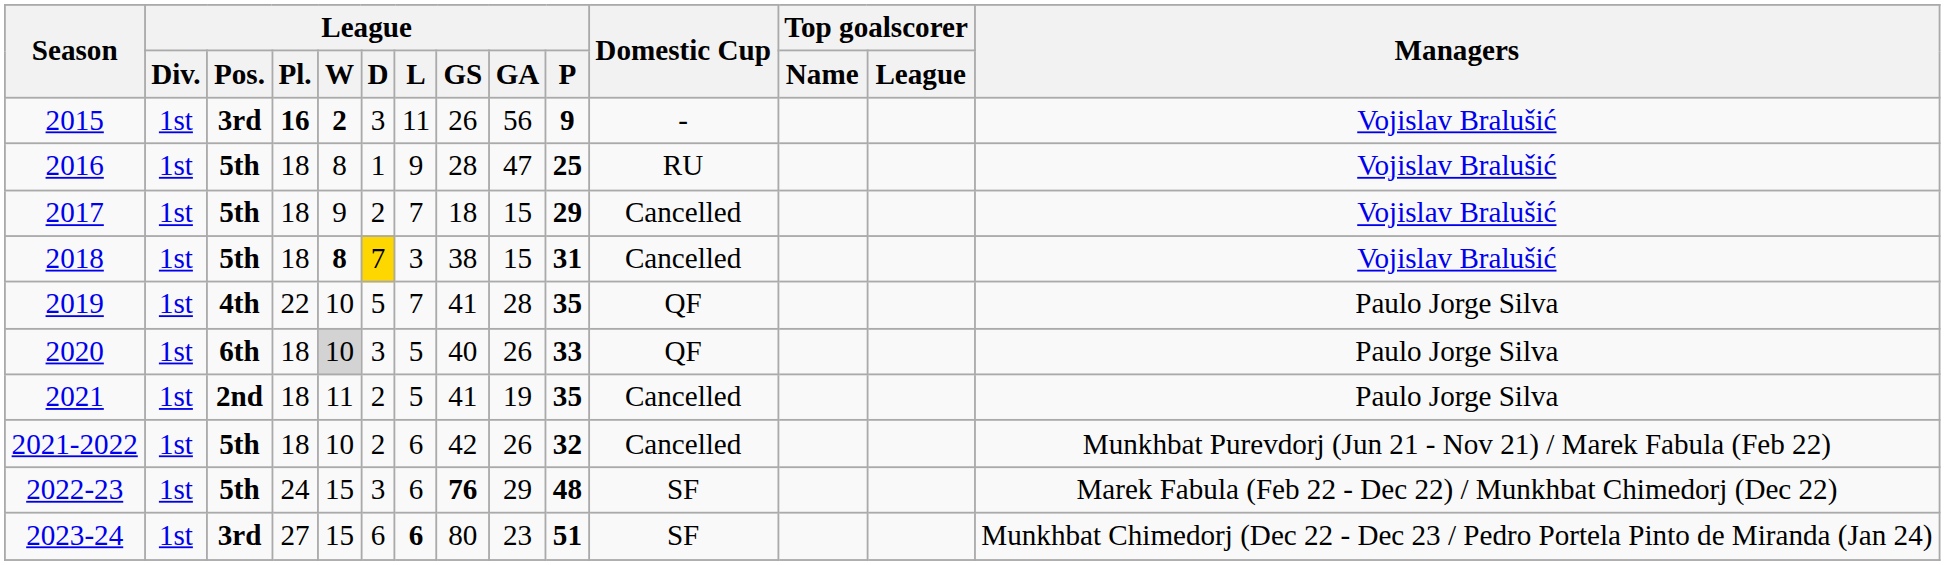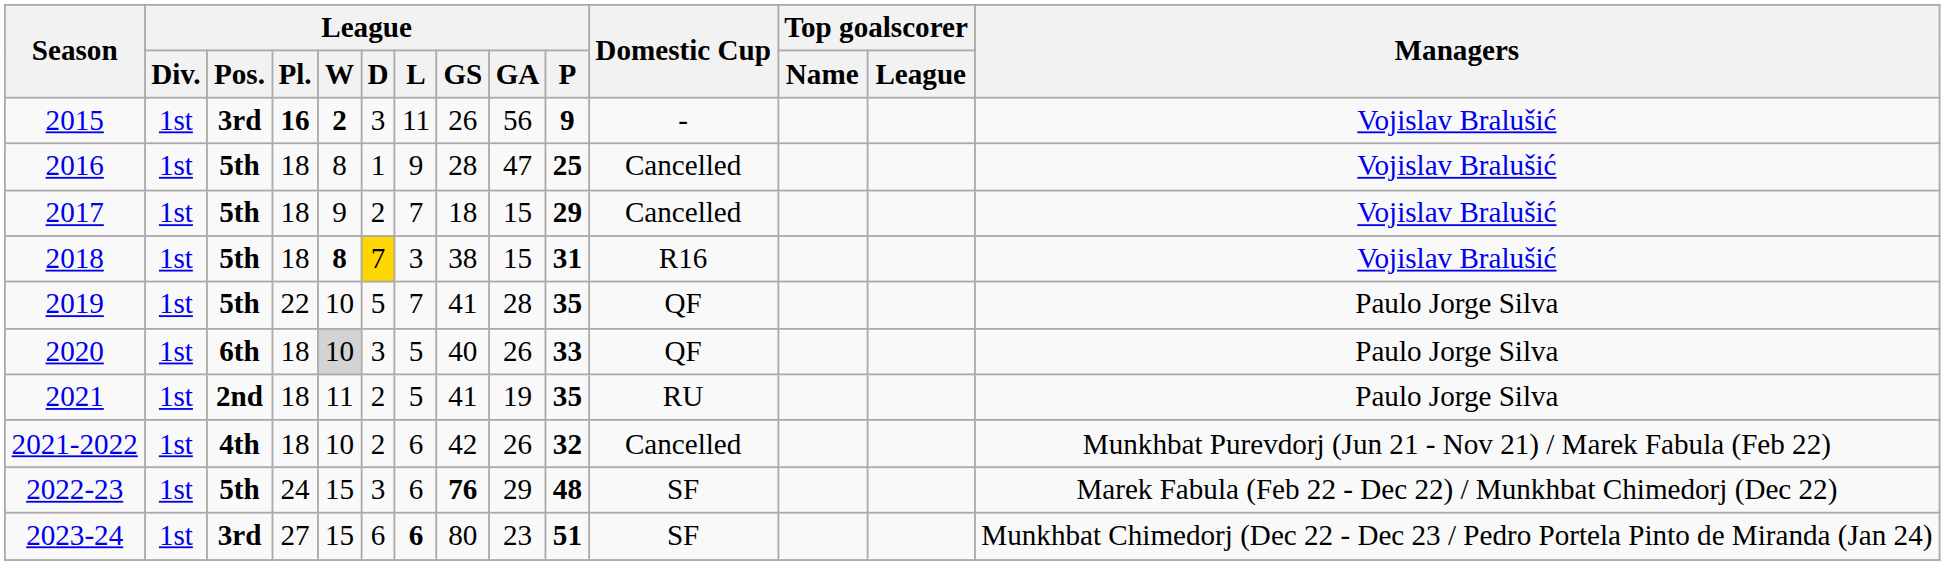(683, 166) RU -> (683, 166) Cancelled
(683, 258) Cancelled -> (683, 258) R16
(239, 304) 4th -> (239, 304) 5th
(683, 397) Cancelled -> (683, 397) RU
(239, 443) 5th -> (239, 443) 4th
